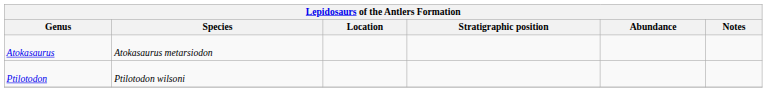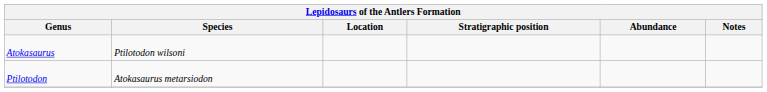(163, 53) Atokasaurus metarsiodon -> (150, 53) Ptilotodon wilsoni
(150, 79) Ptilotodon wilsoni -> (163, 79) Atokasaurus metarsiodon
